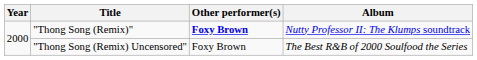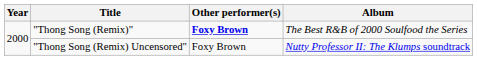(378, 30) Nutty Professor II: The Klumps soundtrack -> (377, 30) The Best R&B of 2000 Soulfood the Series
(377, 47) The Best R&B of 2000 Soulfood the Series -> (378, 47) Nutty Professor II: The Klumps soundtrack
